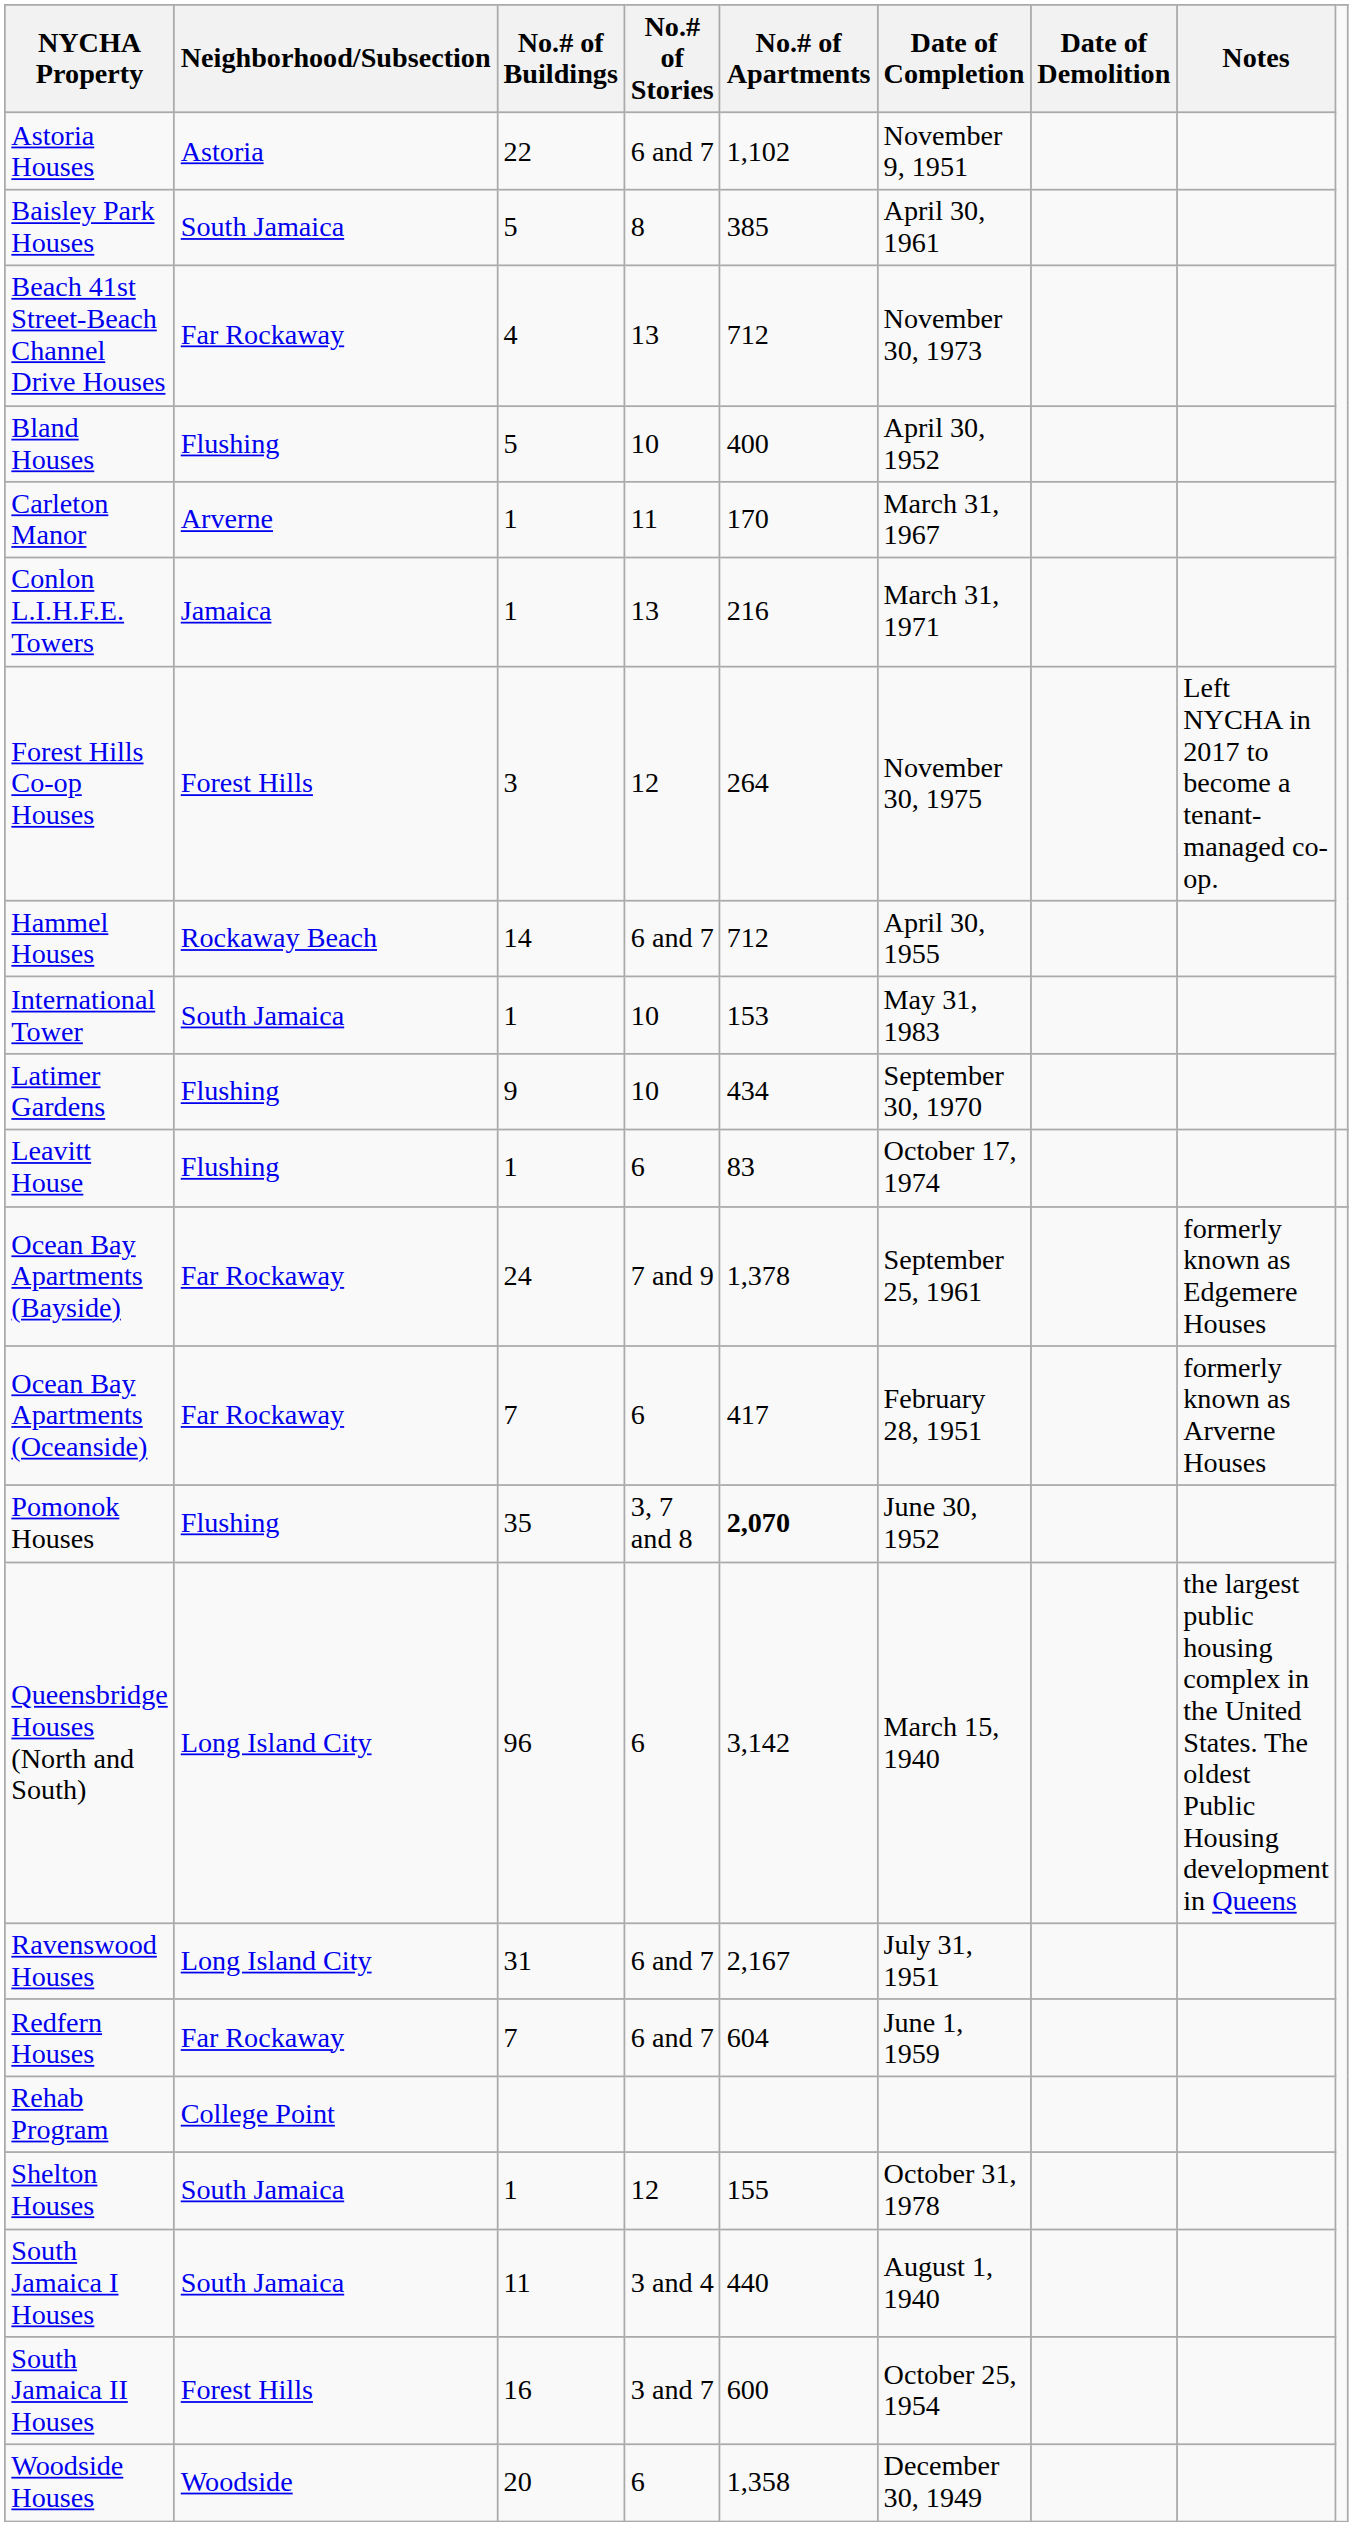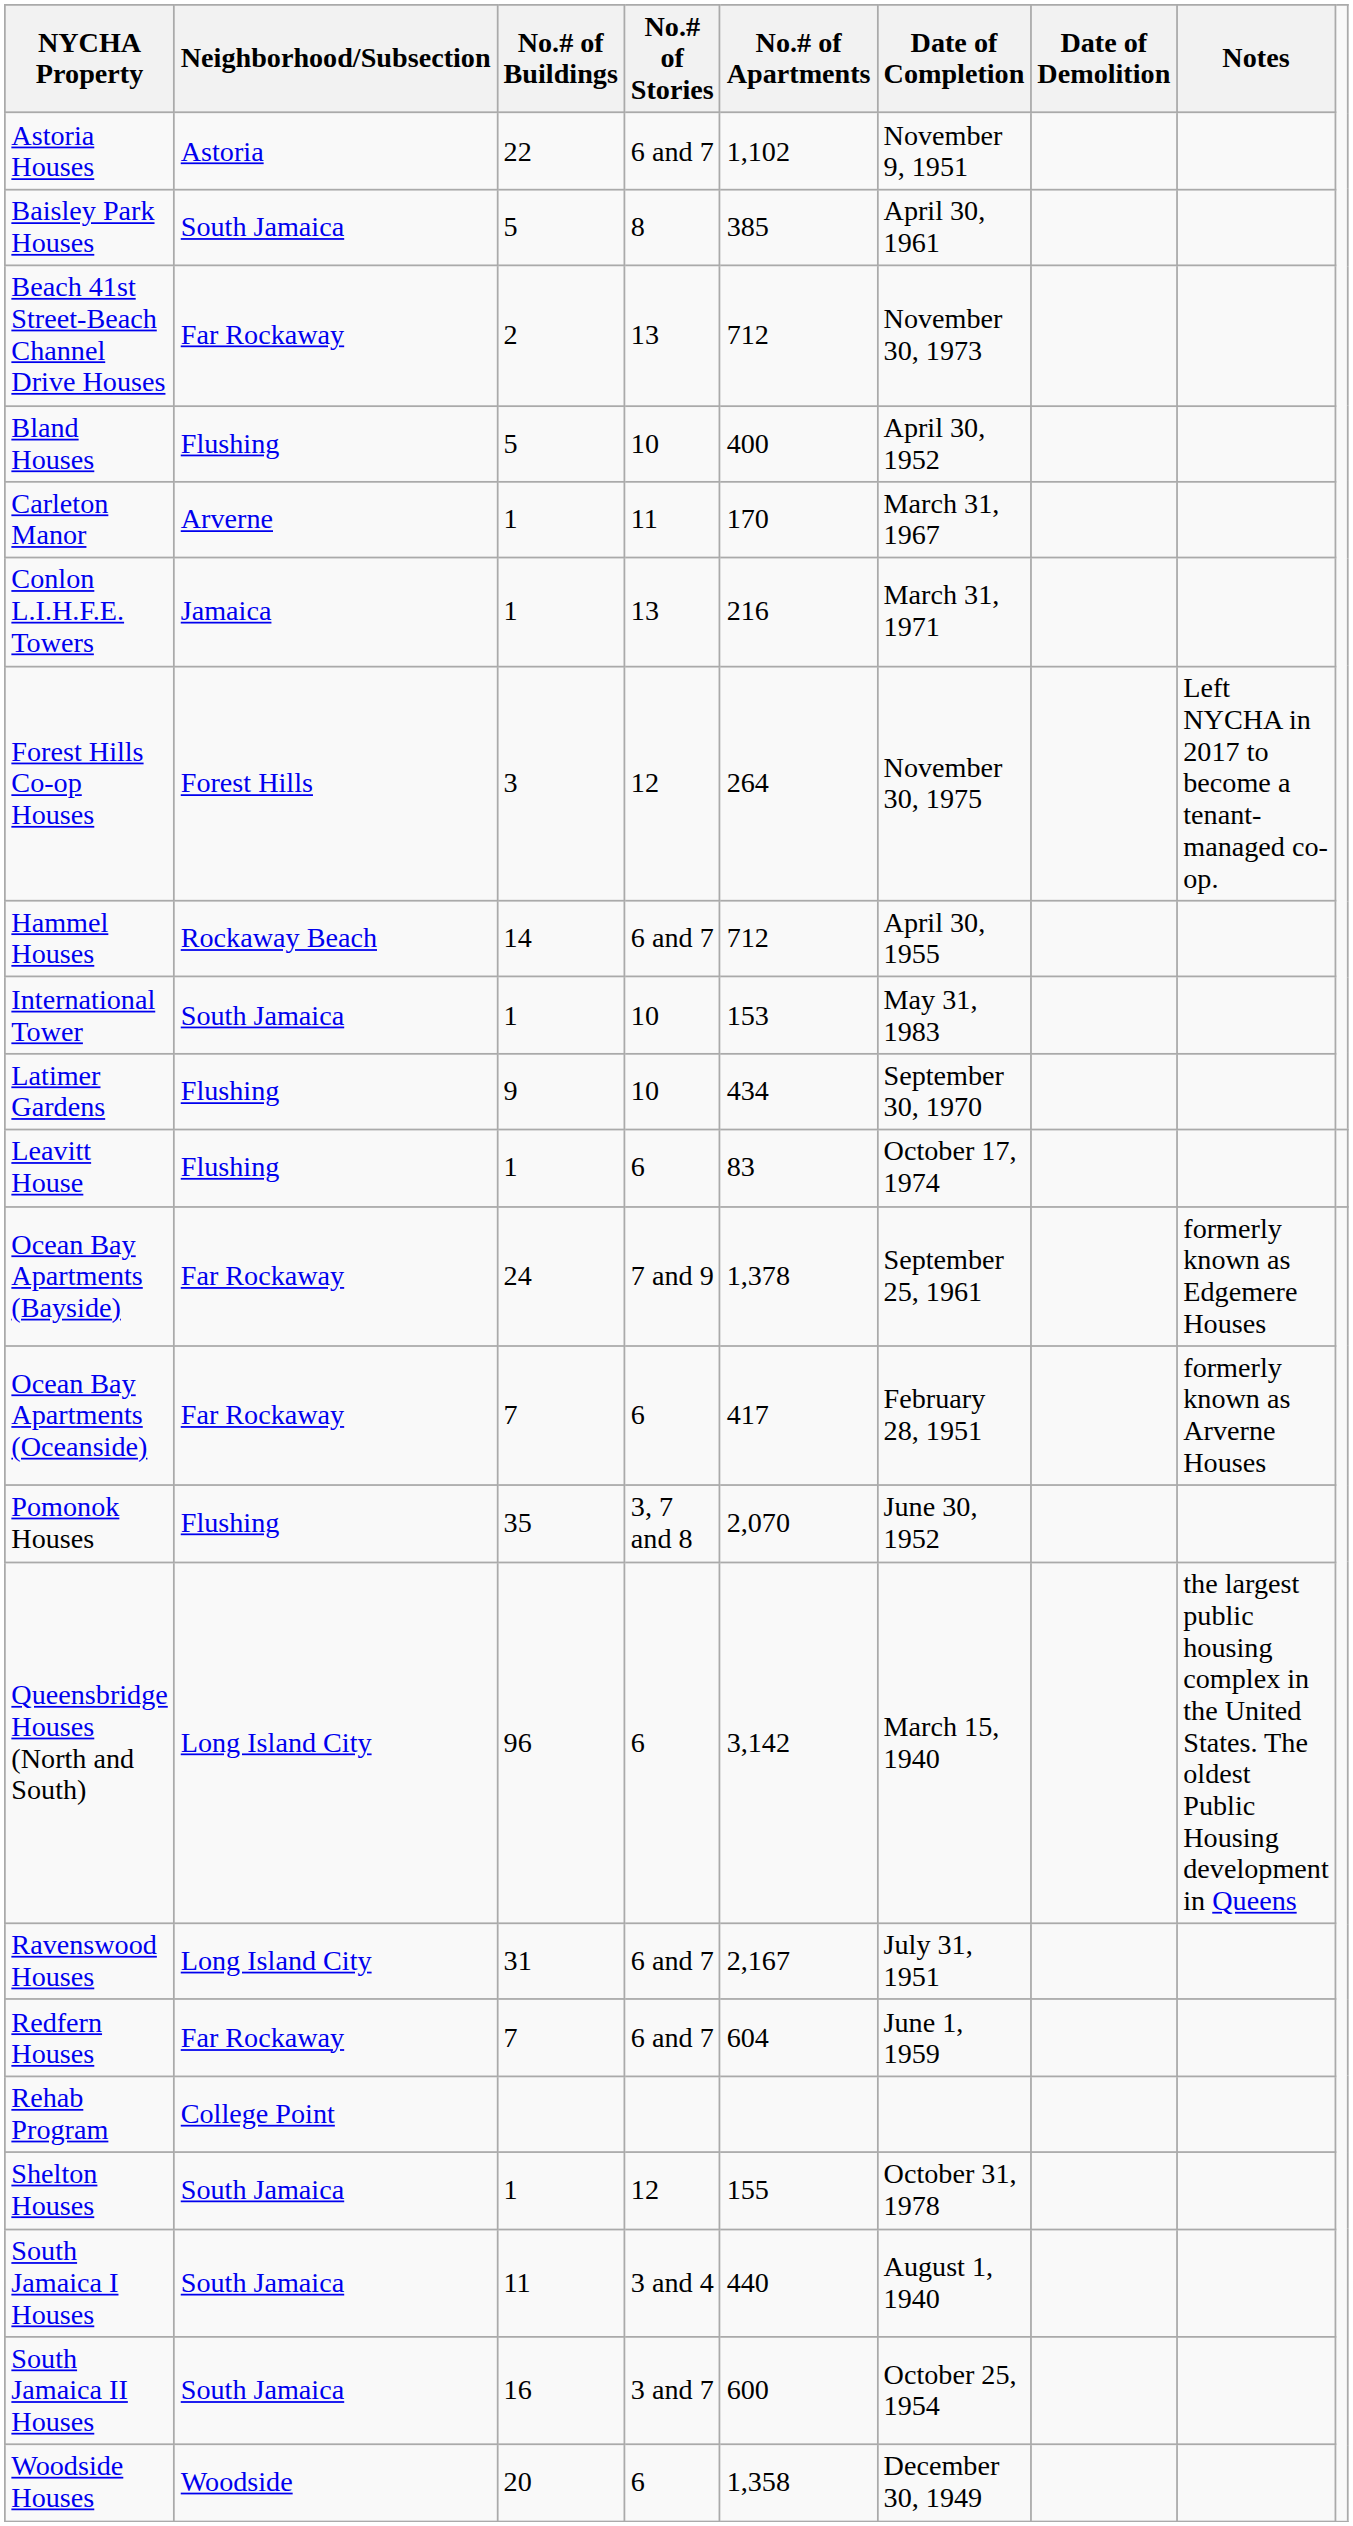(511, 335) 4 -> (511, 335) 2
(758, 1523) bold -> (758, 1523) normal
(247, 2390) Forest Hills -> (262, 2390) South Jamaica
